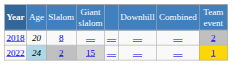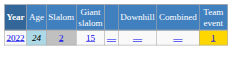- row: (16, 38)
(91, 53) lightgrey background -> (91, 38) no background
